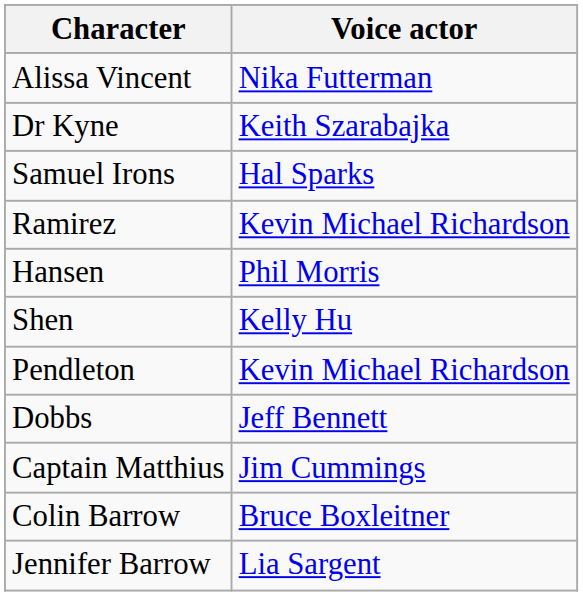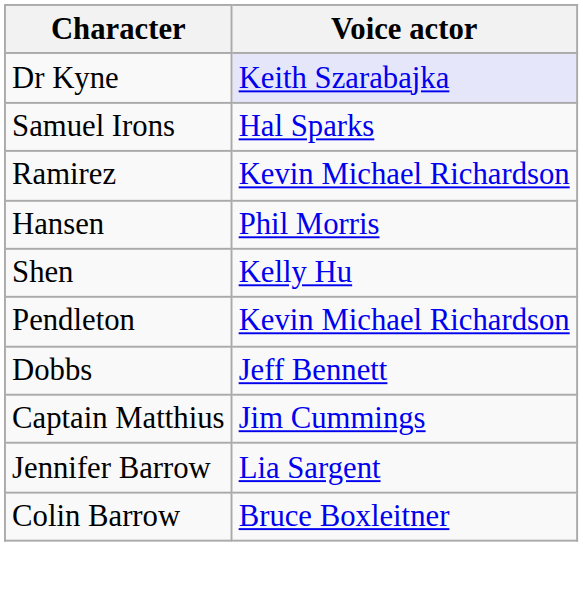- row: (102, 77)
(344, 126) no background -> (344, 77) lavender background
rows swapped: (111, 564) <-> (96, 516)
